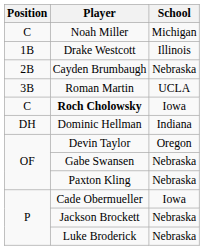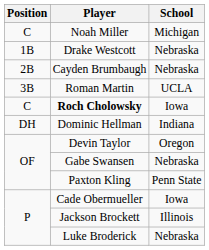(174, 50) Illinois -> (177, 50) Nebraska
(174, 180) Nebraska -> (177, 180) Penn State
(174, 217) Nebraska -> (177, 217) Illinois
